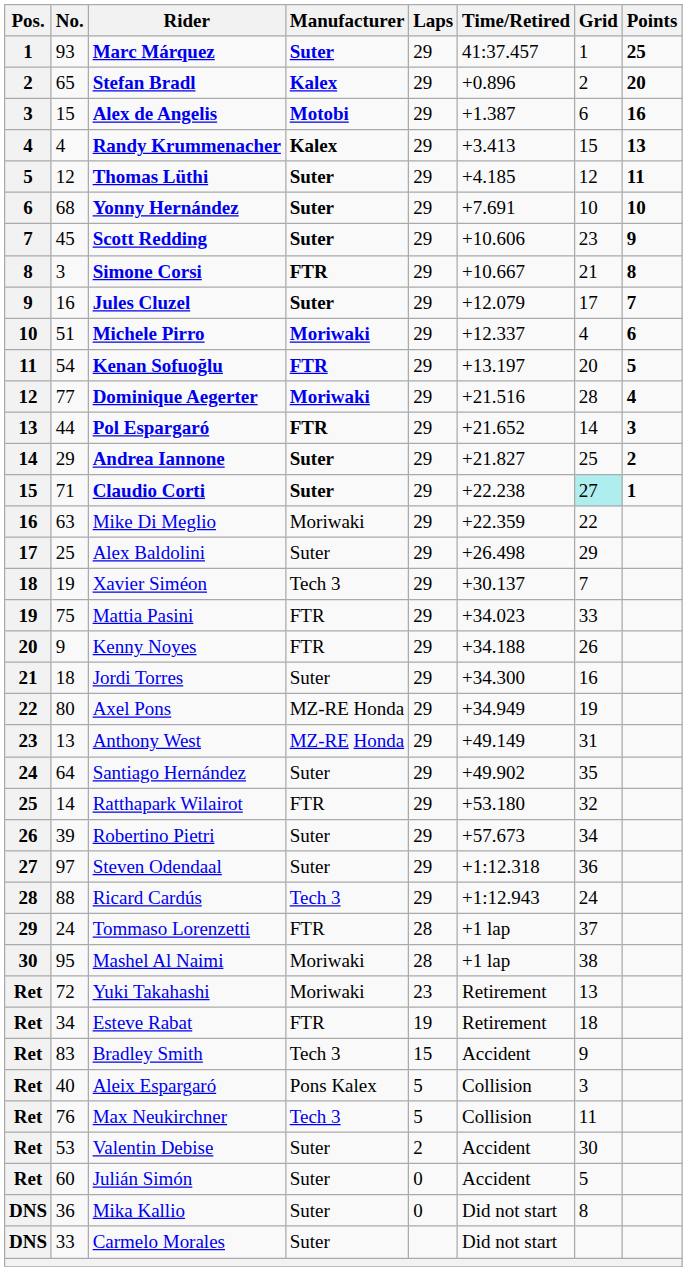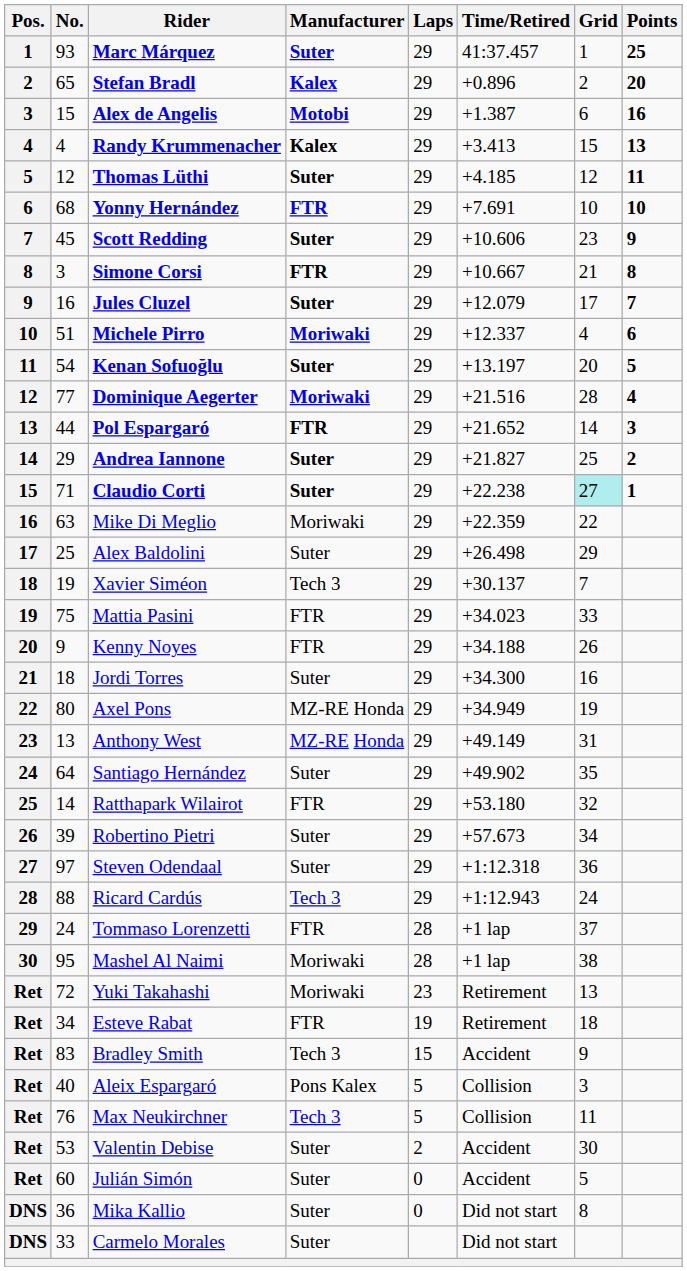(312, 208) Suter -> (309, 208) FTR
(309, 364) FTR -> (312, 364) Suter
